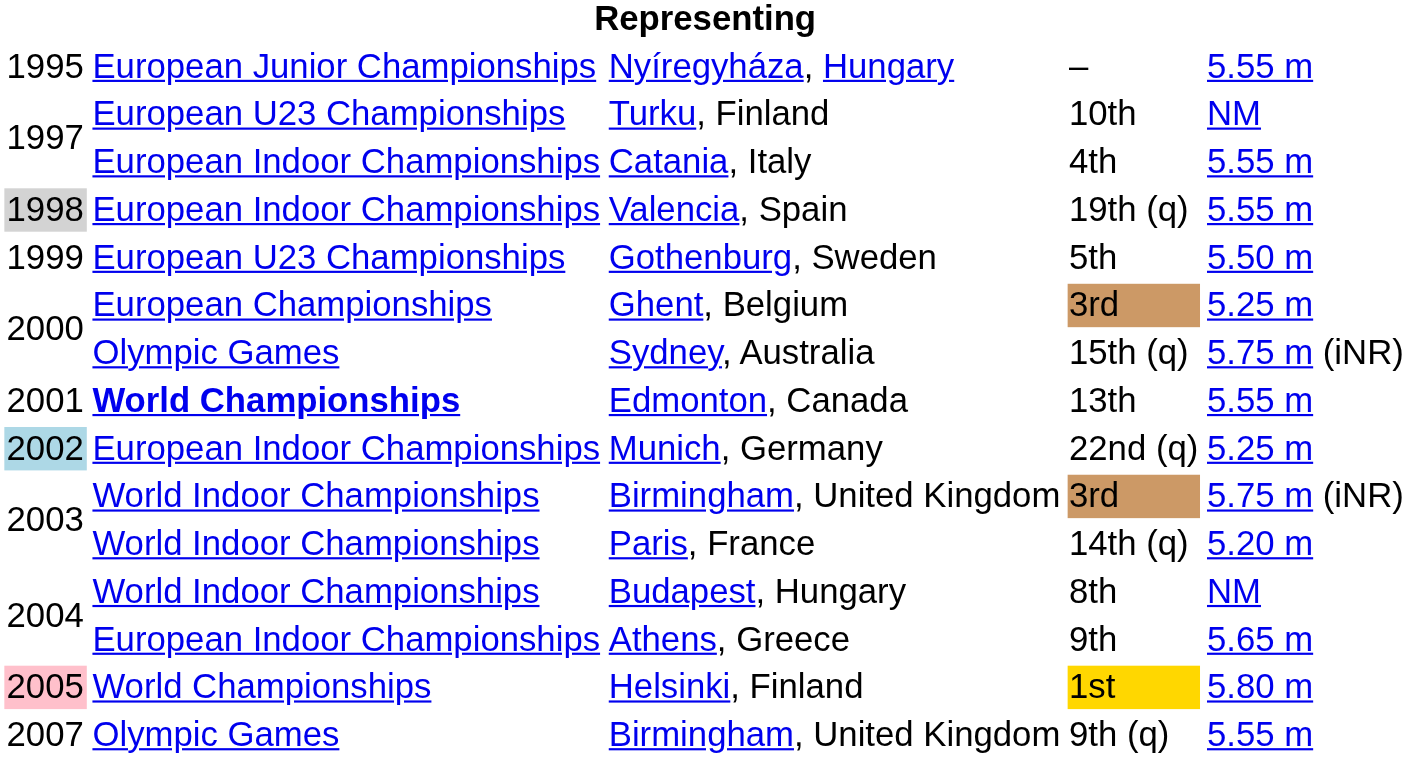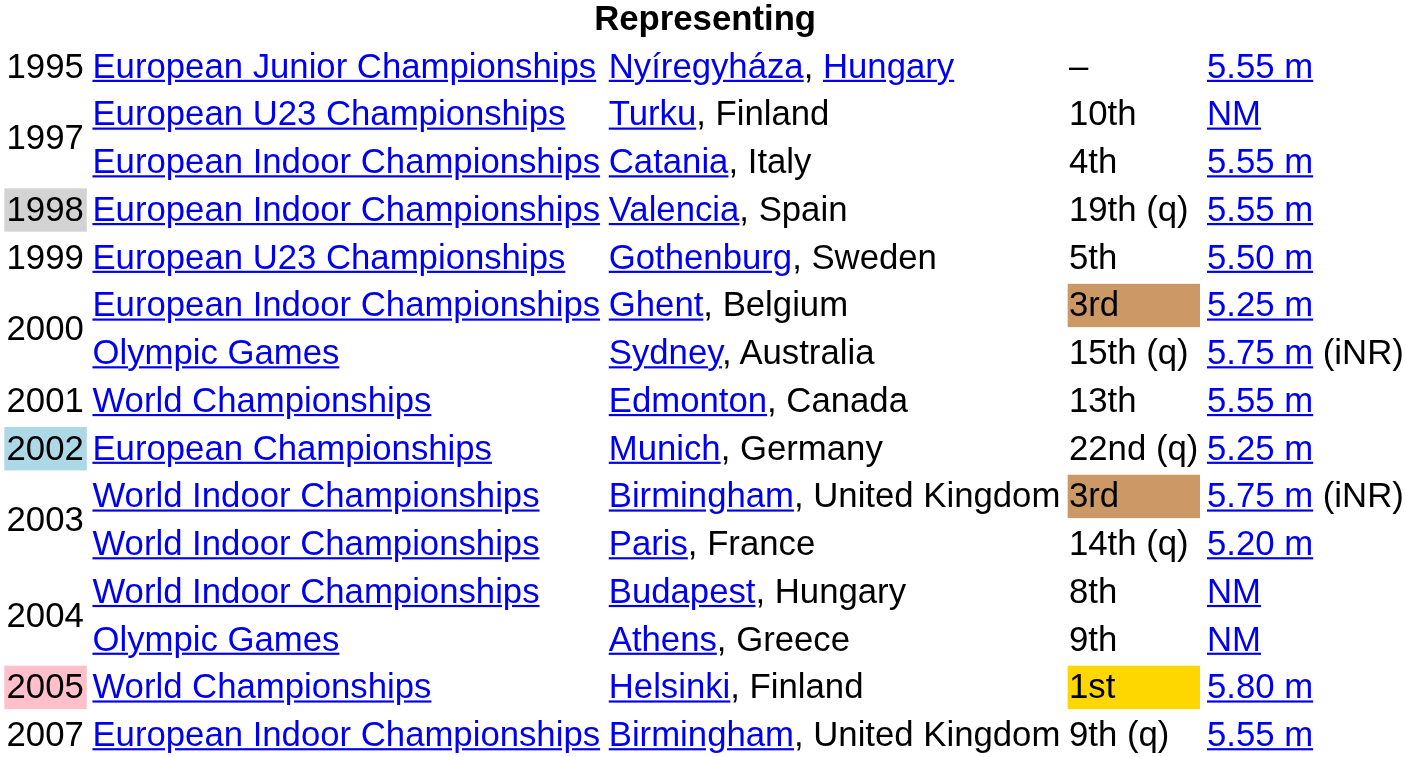(292, 304) European Championships -> (346, 304) European Indoor Championships
(276, 400) bold -> (262, 400) normal
(346, 448) European Indoor Championships -> (292, 448) European Championships
(346, 639) European Indoor Championships -> (216, 639) Olympic Games
(1260, 639) 5.65 m -> (1234, 639) NM
(216, 734) Olympic Games -> (346, 734) European Indoor Championships
